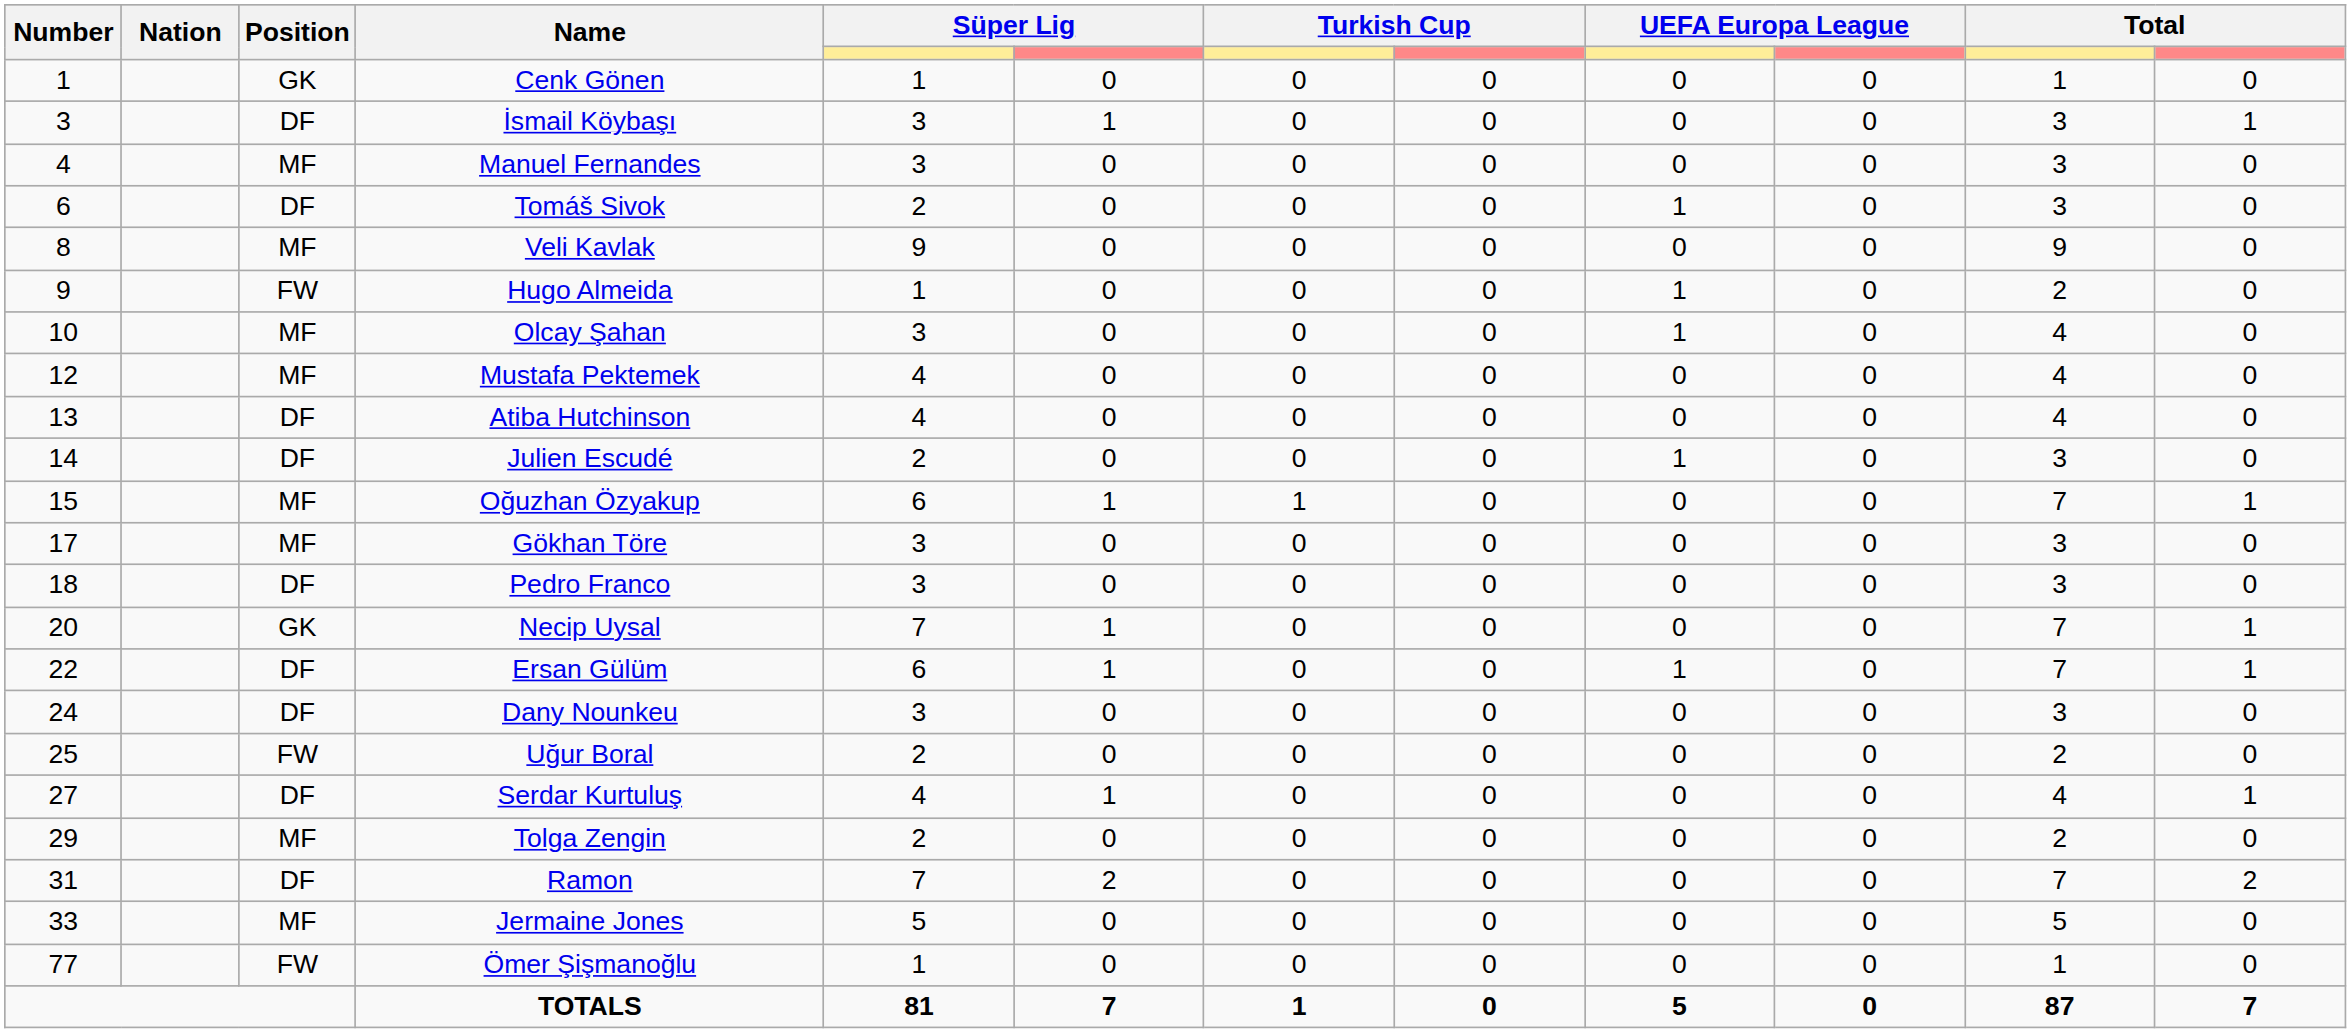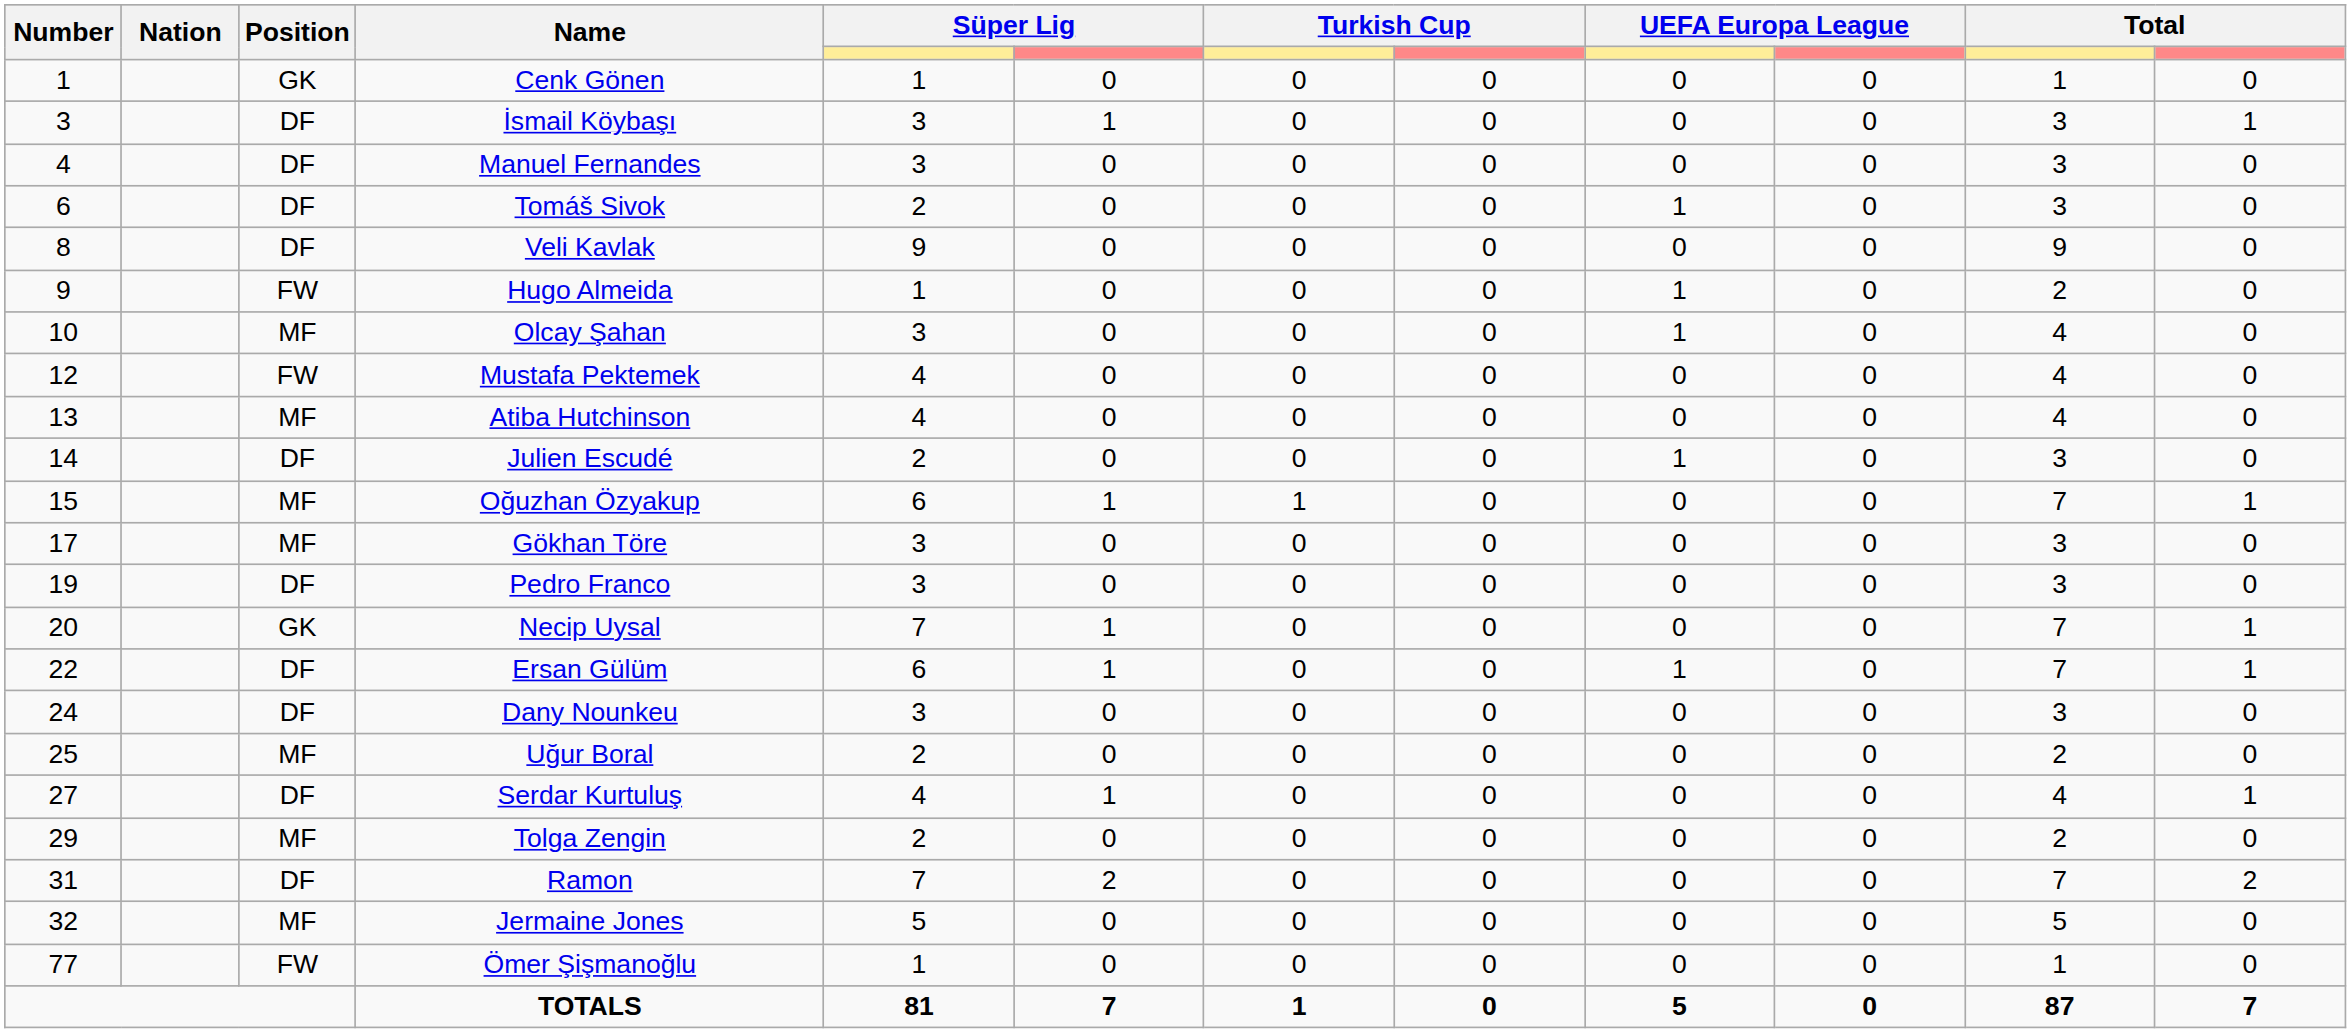(297, 164) MF -> (297, 164) DF
(297, 248) MF -> (297, 248) DF
(297, 374) MF -> (297, 374) FW
(297, 416) DF -> (297, 416) MF
(63, 585) 18 -> (63, 585) 19
(297, 753) FW -> (297, 753) MF
(63, 922) 33 -> (63, 922) 32
